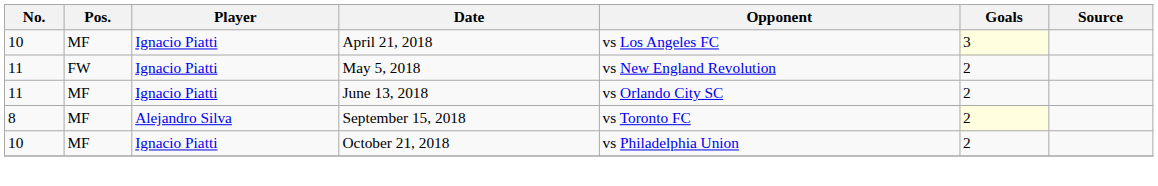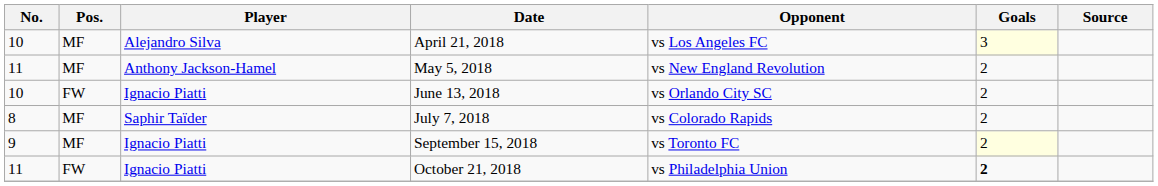(176, 42) Ignacio Piatti -> (172, 42) Alejandro Silva
(79, 67) FW -> (73, 67) MF
(176, 67) Ignacio Piatti -> (200, 67) Anthony Jackson-Hamel
(15, 93) 11 -> (16, 93) 10
(78, 93) MF -> (74, 93) FW
+ row: (452, 118)
(12, 118) 8 -> (12, 143) 9
(184, 118) Alejandro Silva -> (165, 143) Ignacio Piatti
(16, 143) 10 -> (15, 169) 11
(78, 143) MF -> (74, 169) FW
(967, 143) normal -> (984, 169) bold
